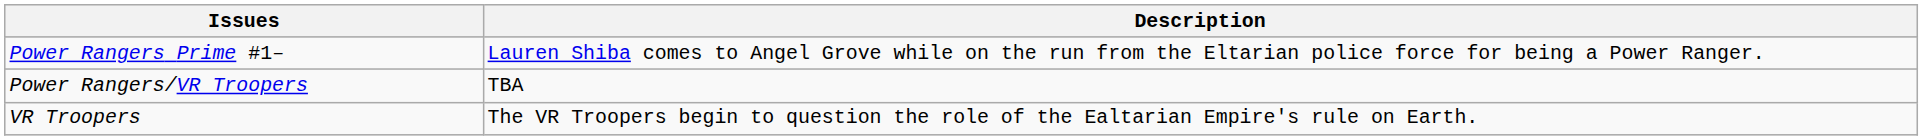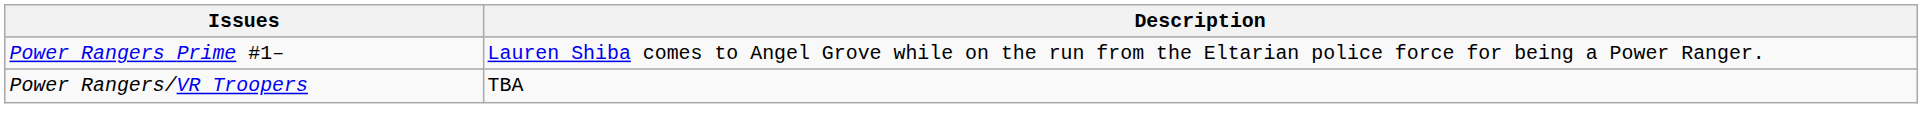- row: (75, 118)
